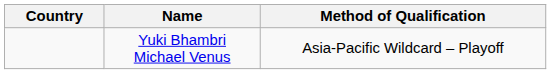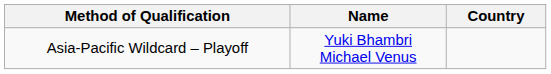columns swapped: (54, 16) <-> (403, 16)
